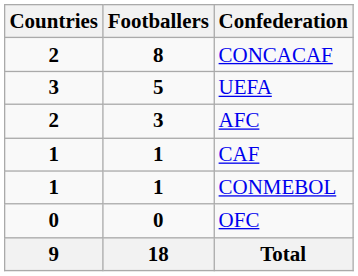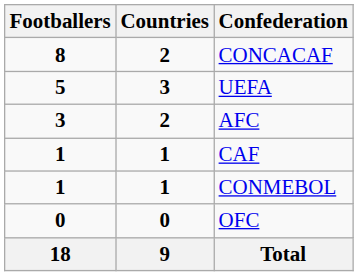columns swapped: (158, 21) <-> (54, 21)
